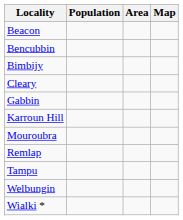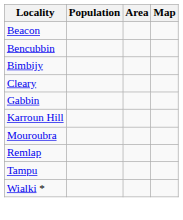- row: (31, 188)
